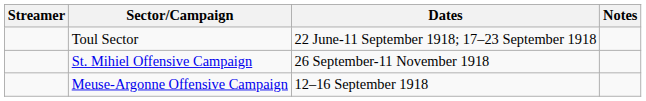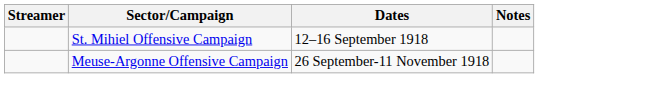- row: (105, 38)
(392, 61) 26 September-11 November 1918 -> (361, 38) 12–16 September 1918
(361, 84) 12–16 September 1918 -> (392, 61) 26 September-11 November 1918
